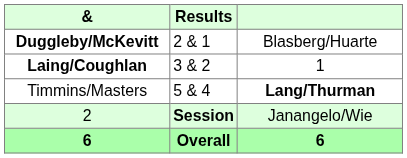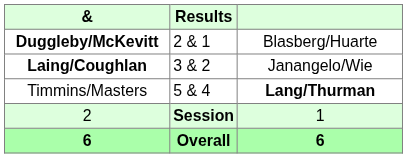(320, 66) 1 -> (320, 66) Janangelo/Wie
(320, 115) Janangelo/Wie -> (320, 115) 1
